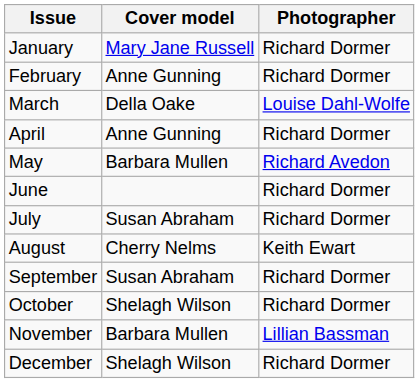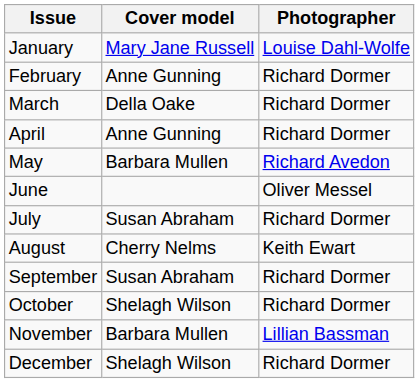(326, 47) Richard Dormer -> (336, 47) Louise Dahl-Wolfe
(336, 104) Louise Dahl-Wolfe -> (326, 104) Richard Dormer
(326, 190) Richard Dormer -> (317, 190) Oliver Messel
